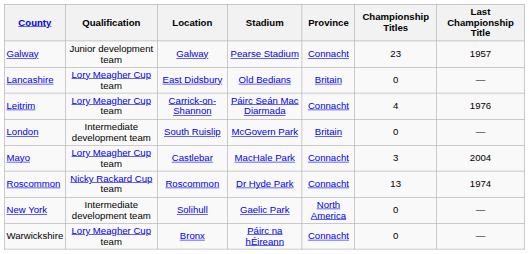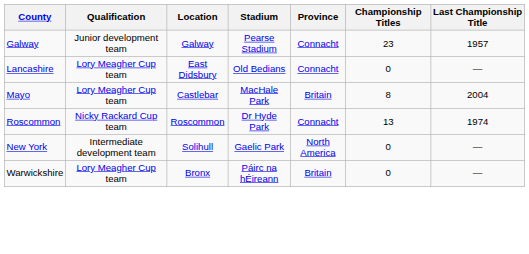(328, 80) Britain -> (318, 69) Connacht
- row: (21, 106)
- row: (23, 132)
(328, 158) Connacht -> (318, 95) Britain
(396, 158) 3 -> (388, 95) 8
(328, 236) Connacht -> (318, 173) Britain
